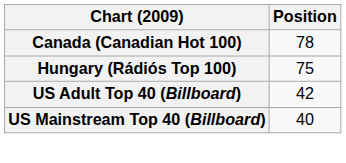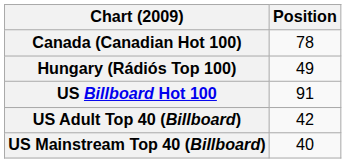(305, 68) 75 -> (305, 68) 49
+ row: (137, 94)
